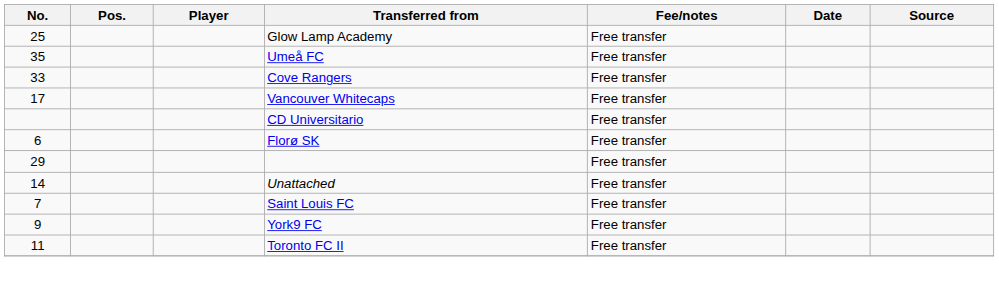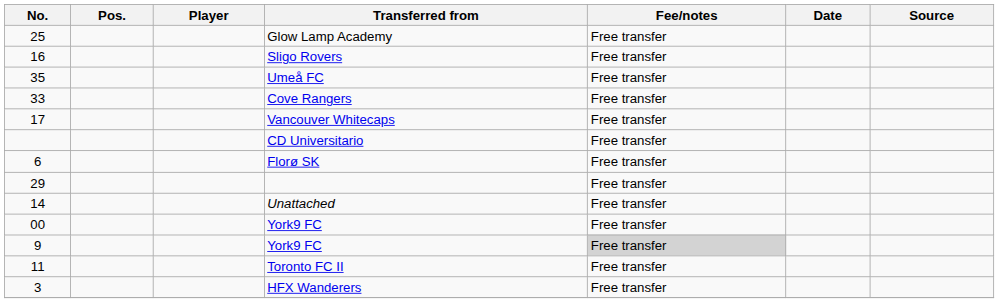+ row: (38, 57)
- row: (38, 203)
+ row: (38, 224)
(629, 224) no background -> (629, 245) lightgrey background
+ row: (38, 287)
